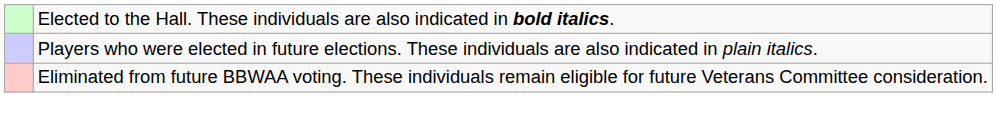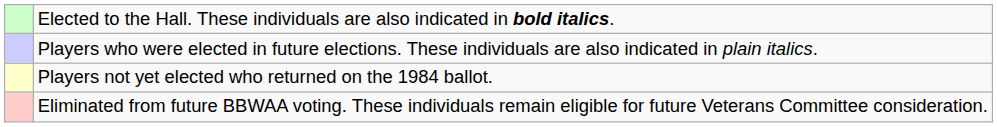+ row: (265, 77)
